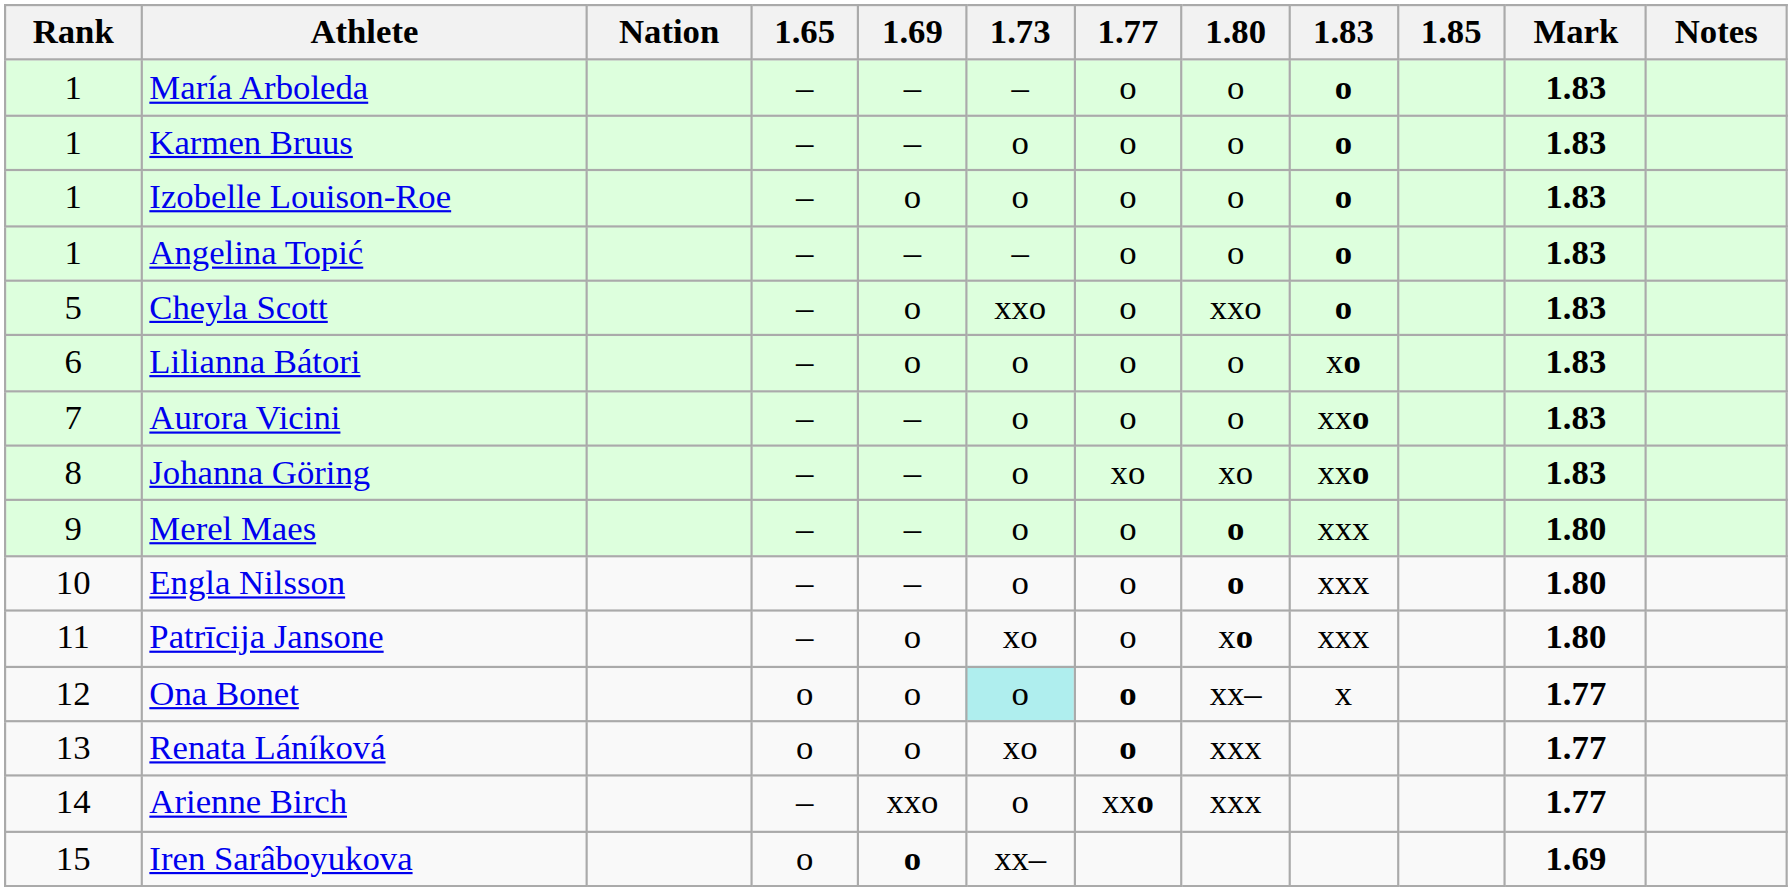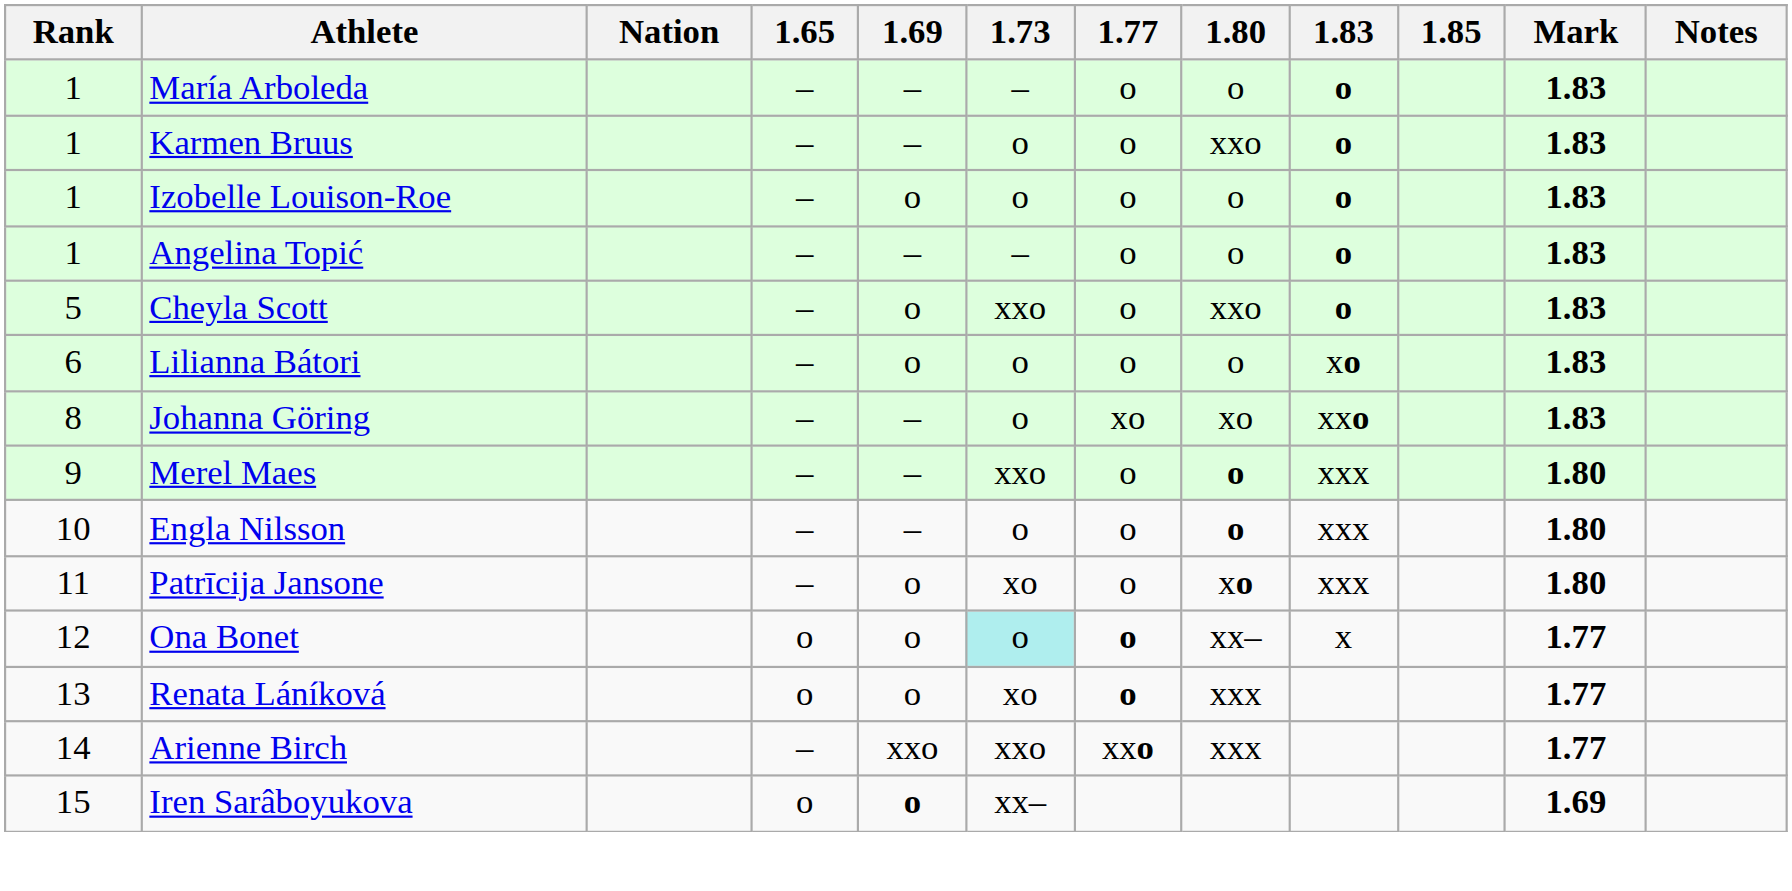(1236, 142) o -> (1236, 142) xxo
- row: (245, 417)
(1020, 527) o -> (1020, 472) xxo
(1020, 802) o -> (1020, 747) xxo
